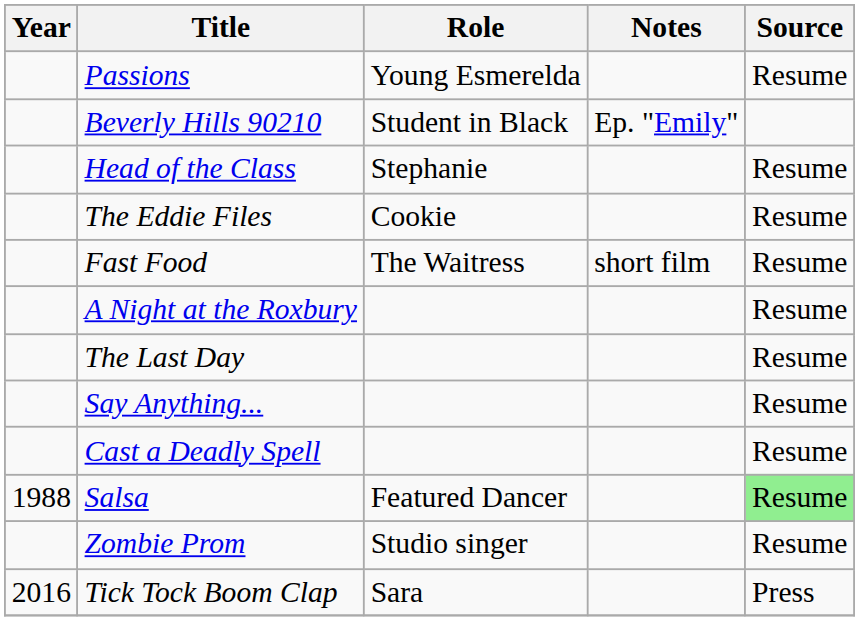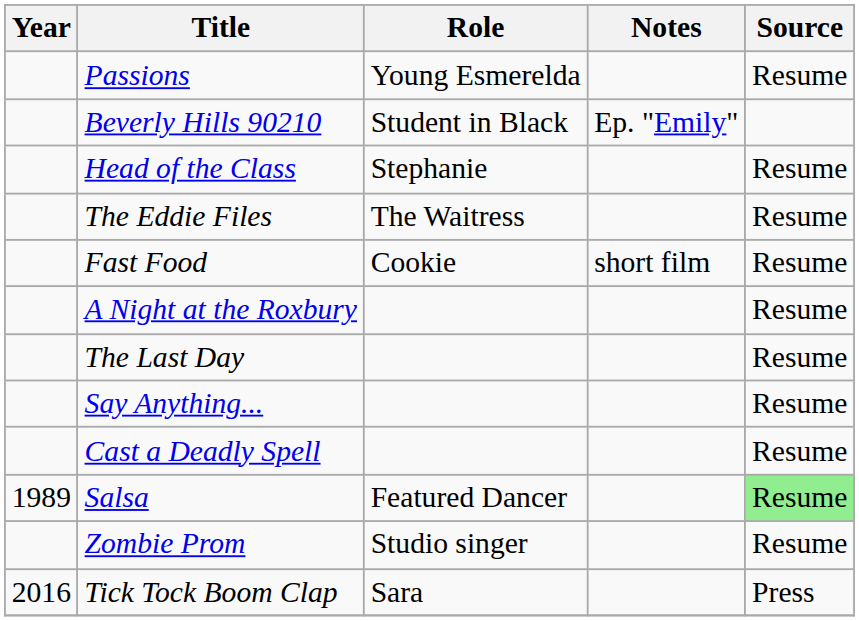(413, 215) Cookie -> (448, 215) The Waitress
(448, 262) The Waitress -> (413, 262) Cookie
(41, 497) 1988 -> (41, 497) 1989
